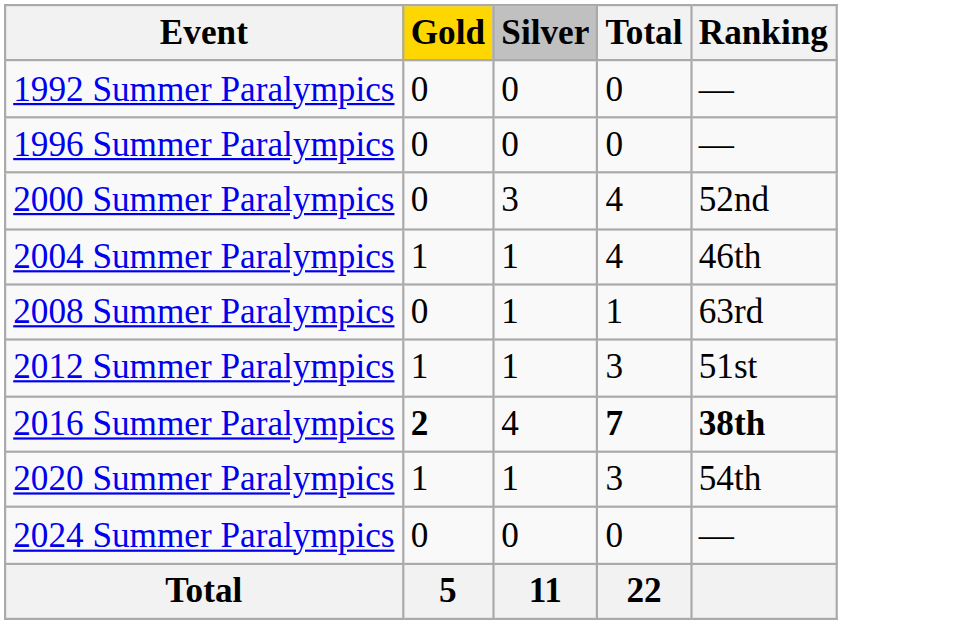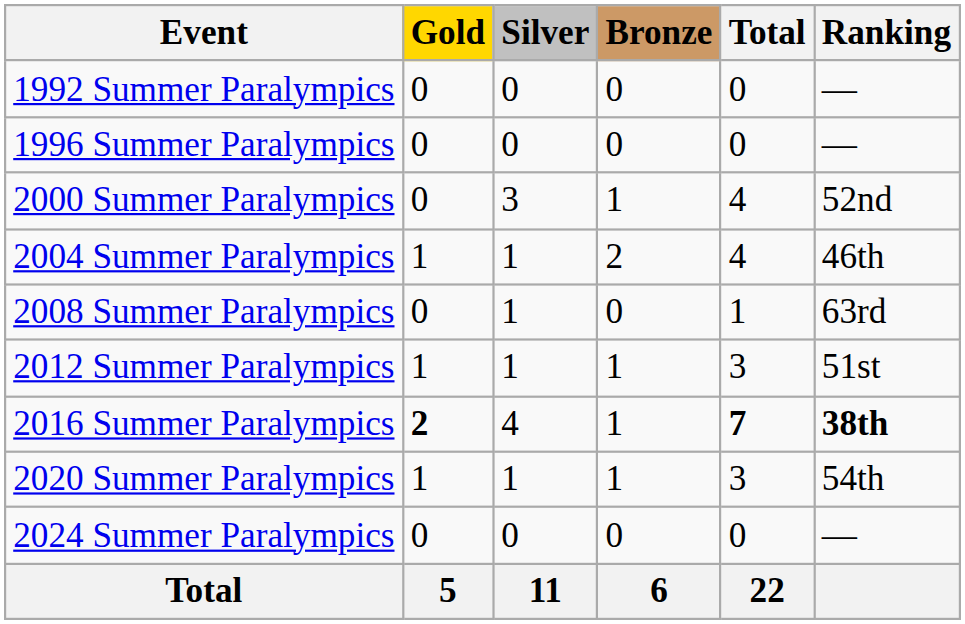+ column: (659, 32)
